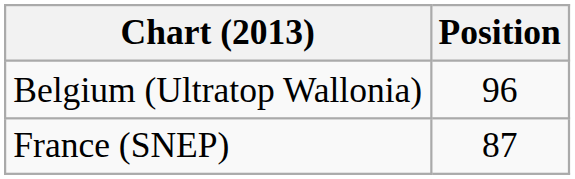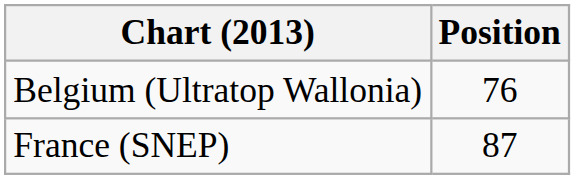(500, 88) 96 -> (500, 88) 76
